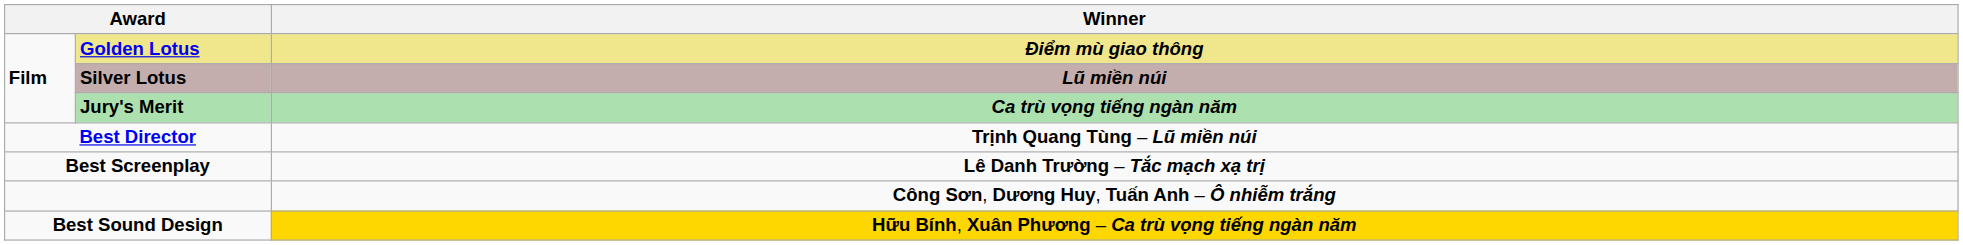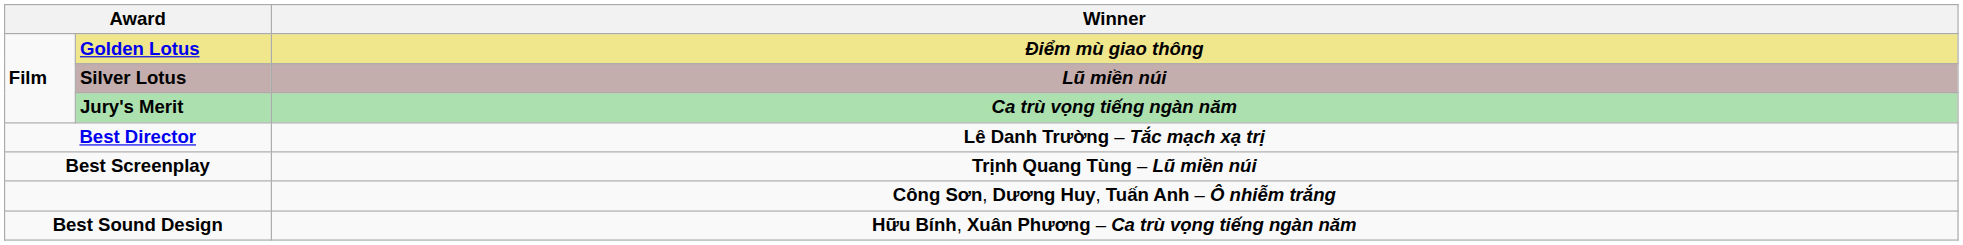(1114, 136) Trịnh Quang Tùng – Lũ miền núi -> (1114, 136) Lê Danh Trường – Tắc mạch xạ trị
(1114, 166) Lê Danh Trường – Tắc mạch xạ trị -> (1114, 166) Trịnh Quang Tùng – Lũ miền núi
(1114, 225) gold background -> (1114, 225) no background
